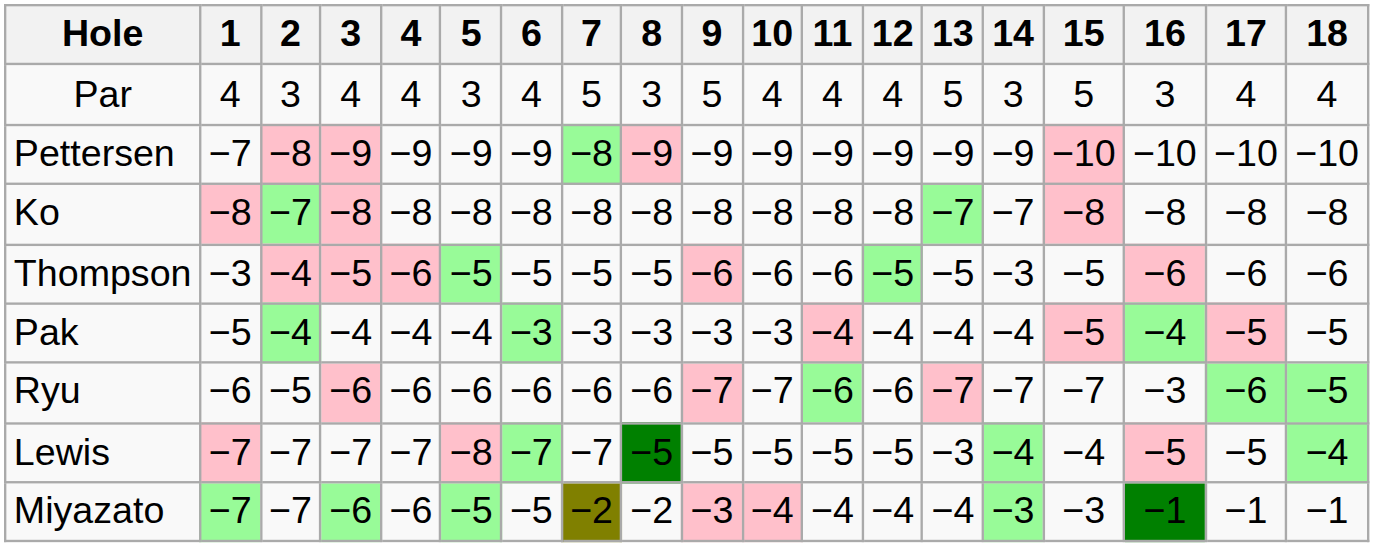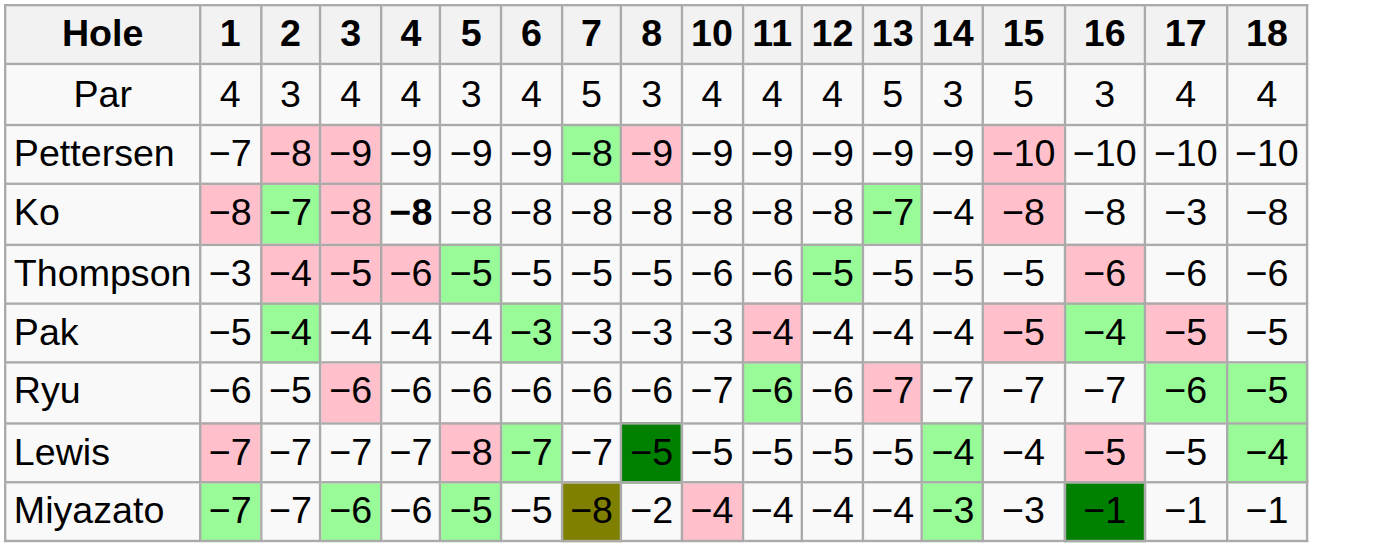- column: (712, 34)
(411, 213) normal -> (411, 213) bold
(1013, 213) −7 -> (953, 213) −4
(1246, 213) −8 -> (1186, 213) −3
(1013, 272) −3 -> (953, 272) −5
(1165, 392) −3 -> (1105, 392) −7
(953, 451) −3 -> (893, 451) −5
(592, 511) −2 -> (592, 511) −8
